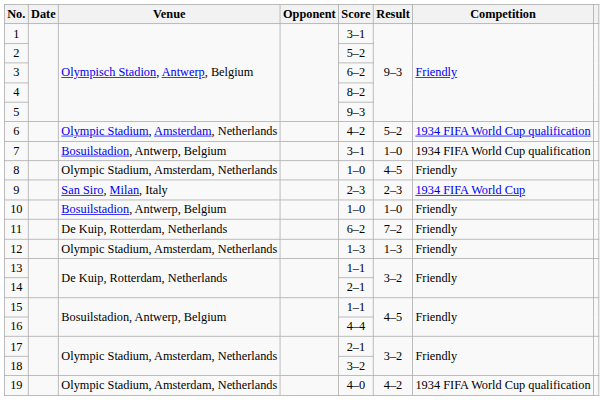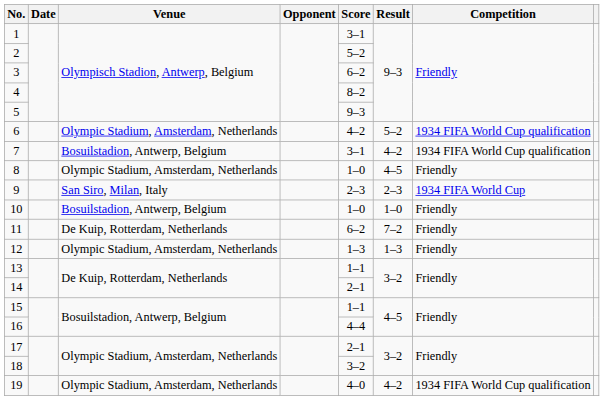(393, 151) 1–0 -> (393, 151) 4–2
